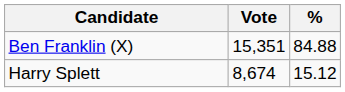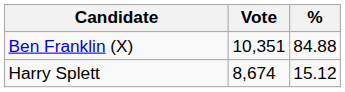(259, 45) 15,351 -> (259, 45) 10,351
